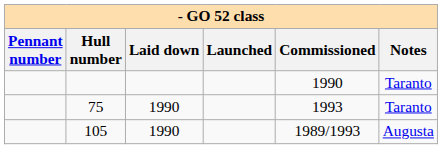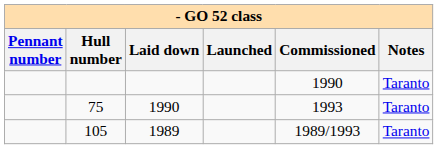(164, 131) 1990 -> (164, 131) 1989
(408, 131) Augusta -> (406, 131) Taranto
